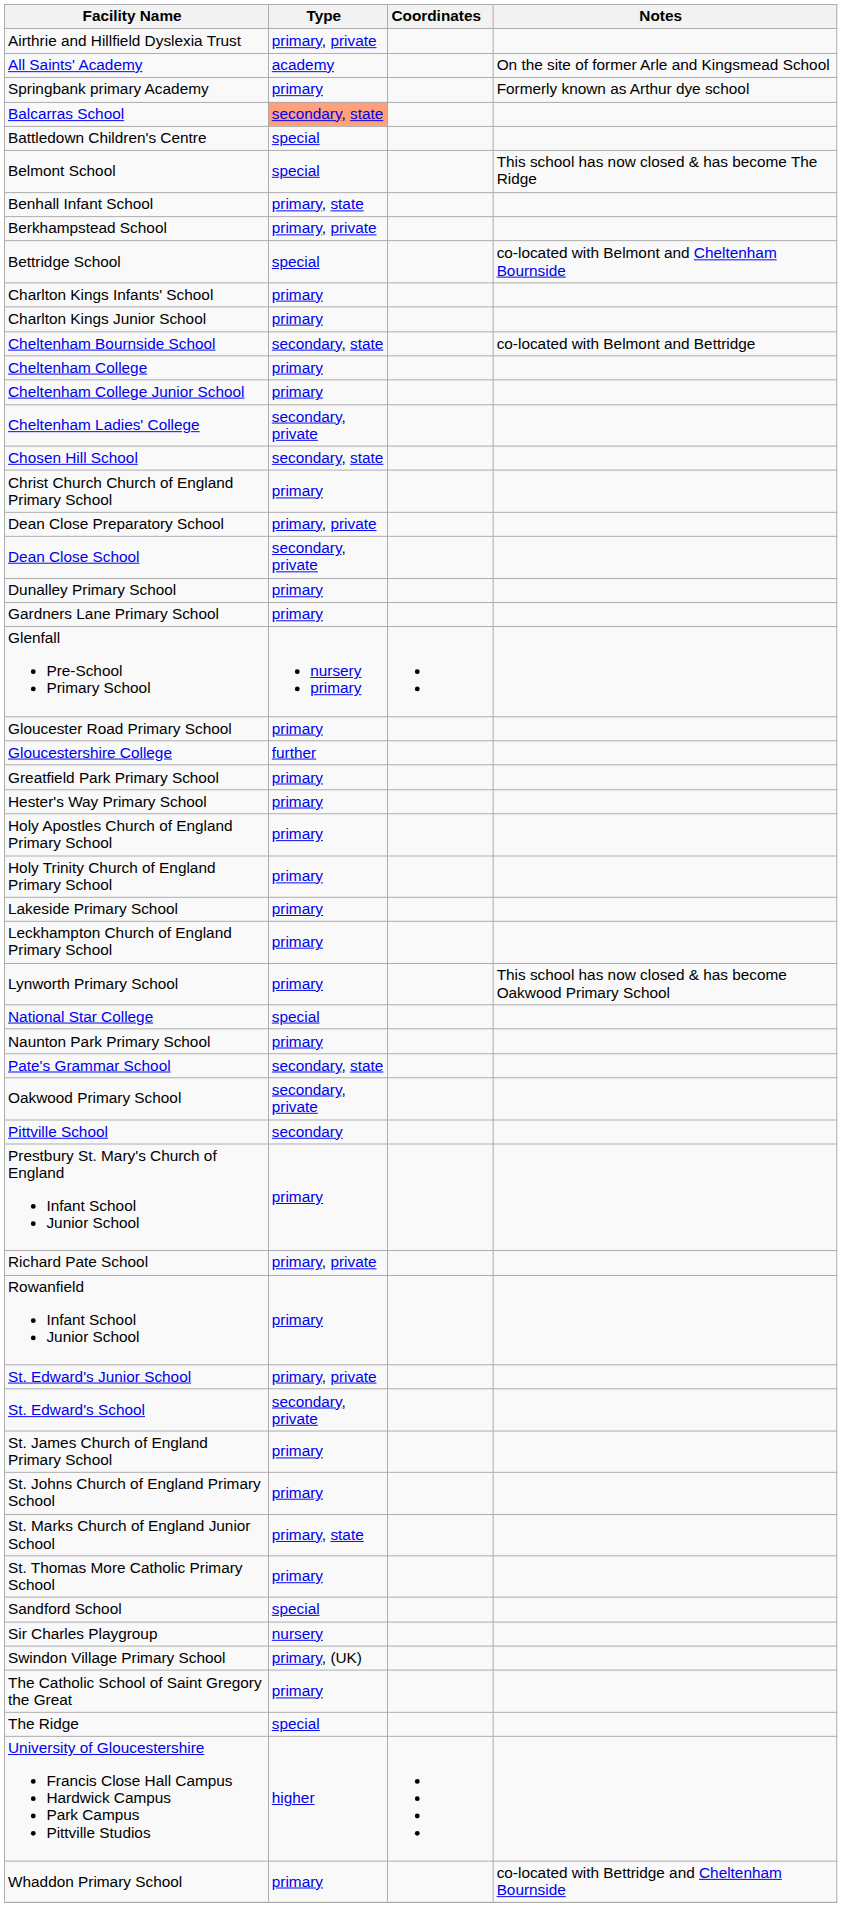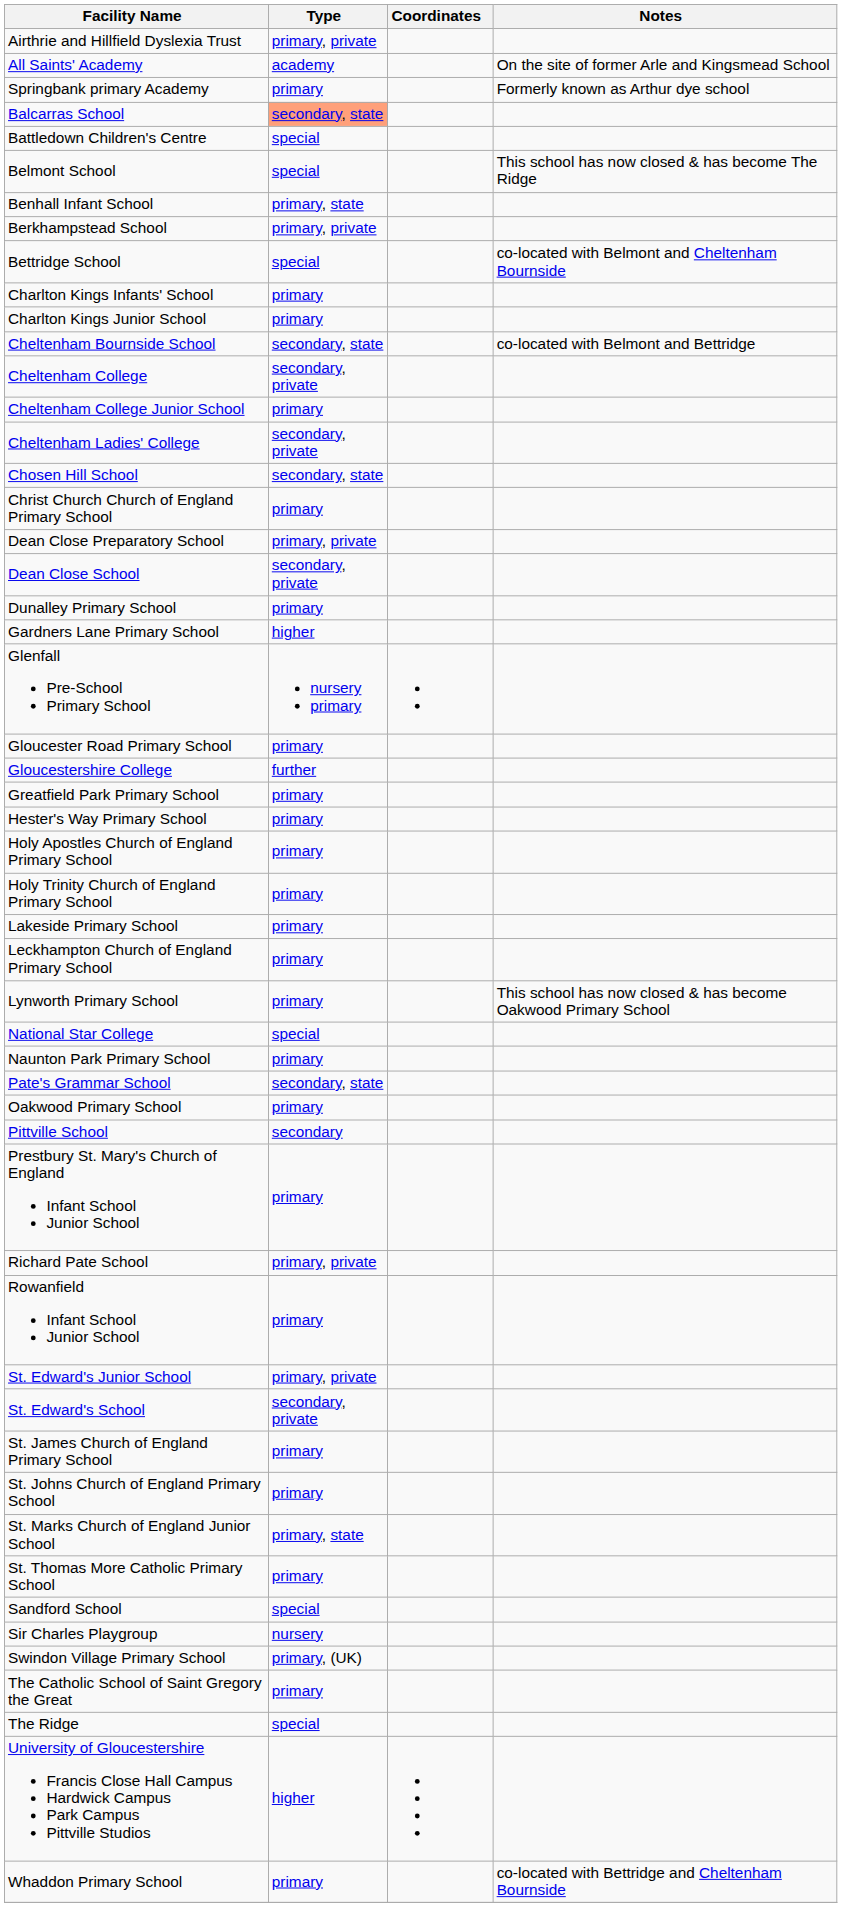(297, 367) primary -> (309, 376) secondary, private
(297, 614) primary -> (293, 631) higher
(309, 1098) secondary, private -> (297, 1107) primary
